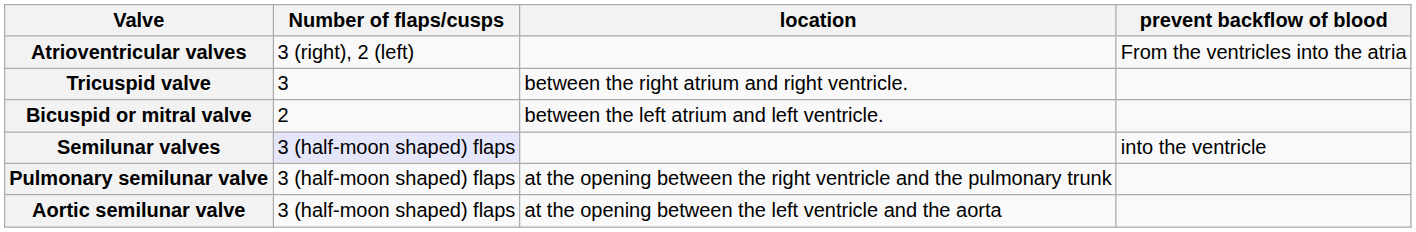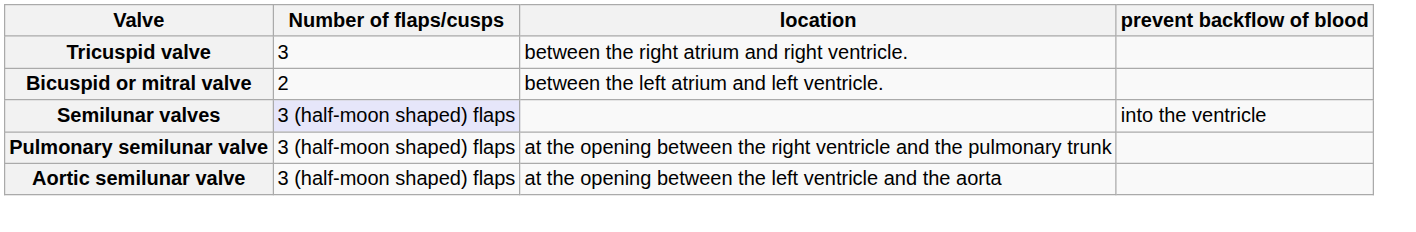- row: (139, 52)
